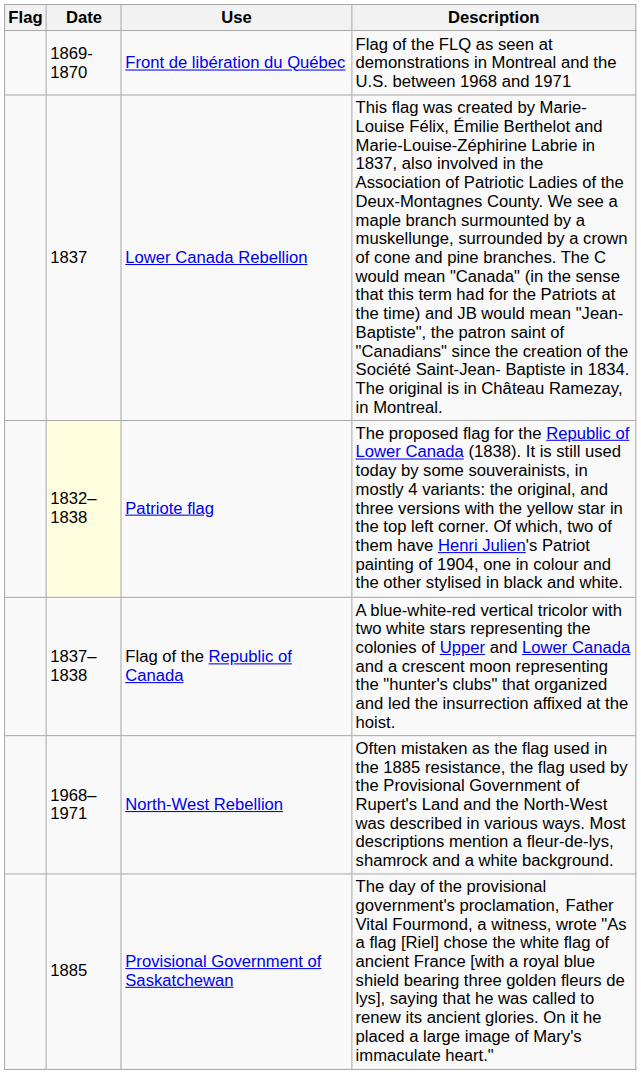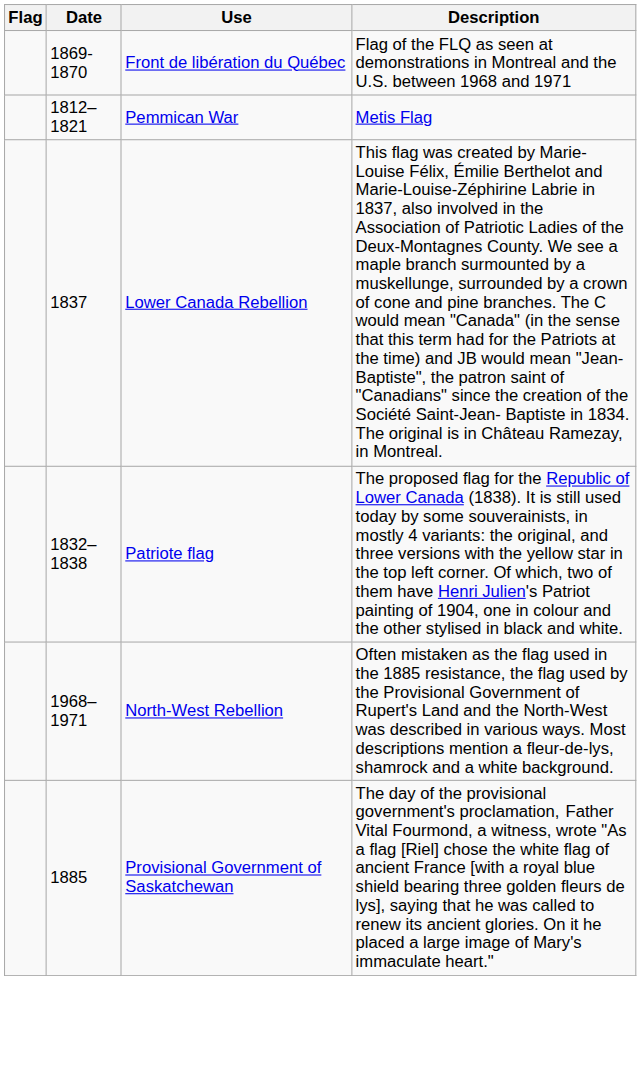+ row: (182, 117)
(73, 508) lightyellow background -> (73, 553) no background
- row: (209, 666)
